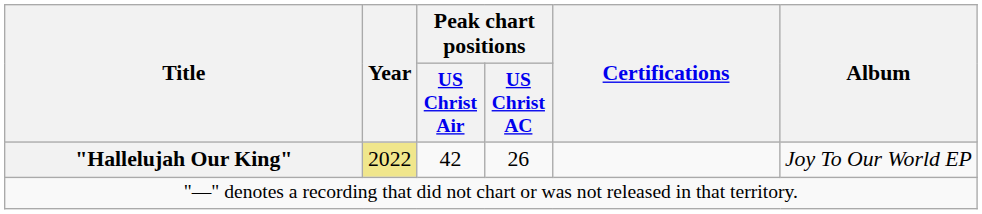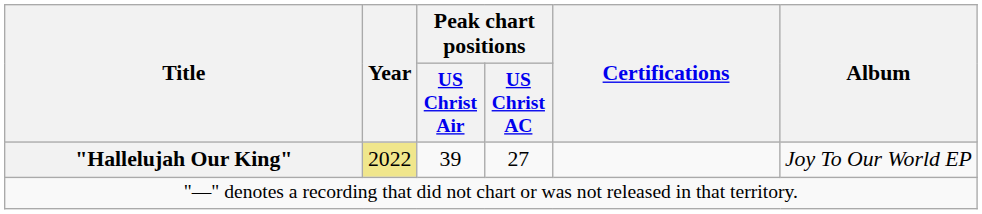(450, 159) 42 -> (450, 159) 39
(518, 159) 26 -> (518, 159) 27
